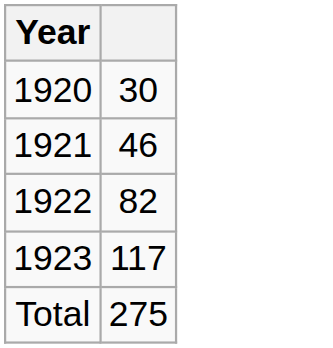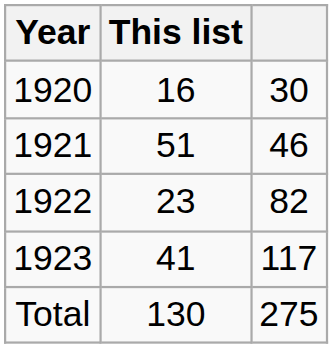+ column: (176, 32)
